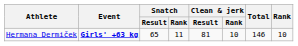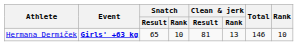(179, 34) 11 -> (179, 34) 10
(234, 34) 10 -> (234, 34) 13
